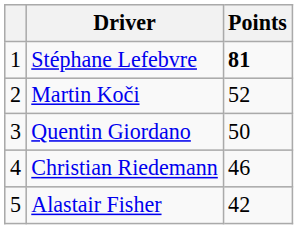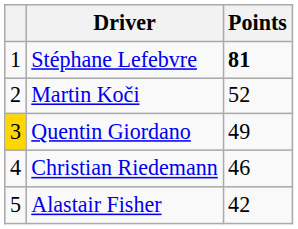(15, 132) no background -> (15, 132) gold background
(239, 132) 50 -> (239, 132) 49
